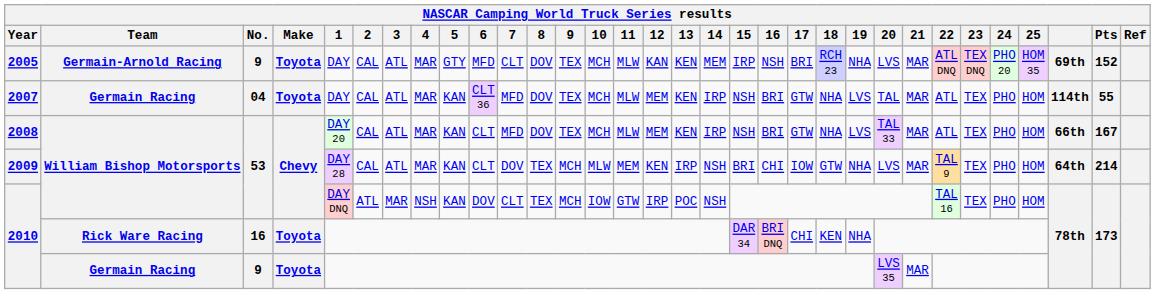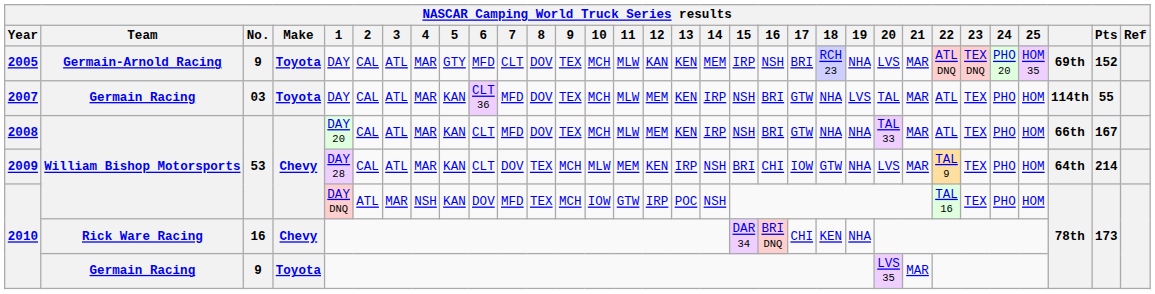(258, 97) 04 -> (258, 97) 03
(860, 132) LVS -> (860, 132) NHA
(512, 201) CLT -> (512, 201) MFD
(298, 236) Toyota -> (298, 236) Chevy
